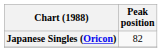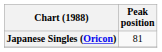(138, 39) 82 -> (138, 39) 81
